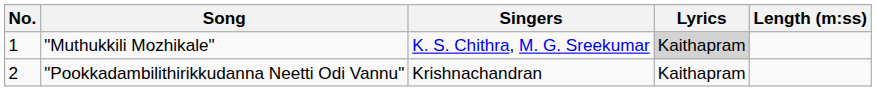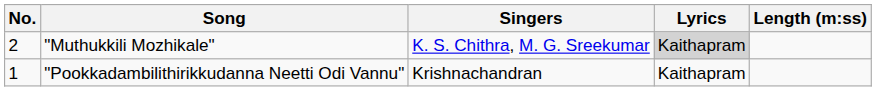(13, 46) 1 -> (13, 46) 2
(13, 73) 2 -> (13, 73) 1
